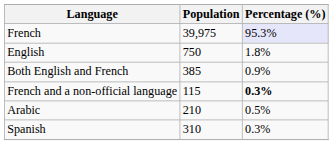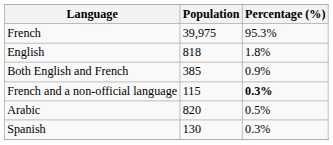(261, 33) lavender background -> (261, 33) no background
(192, 52) 750 -> (192, 52) 818
(192, 110) 210 -> (192, 110) 820
(192, 129) 310 -> (192, 129) 130
